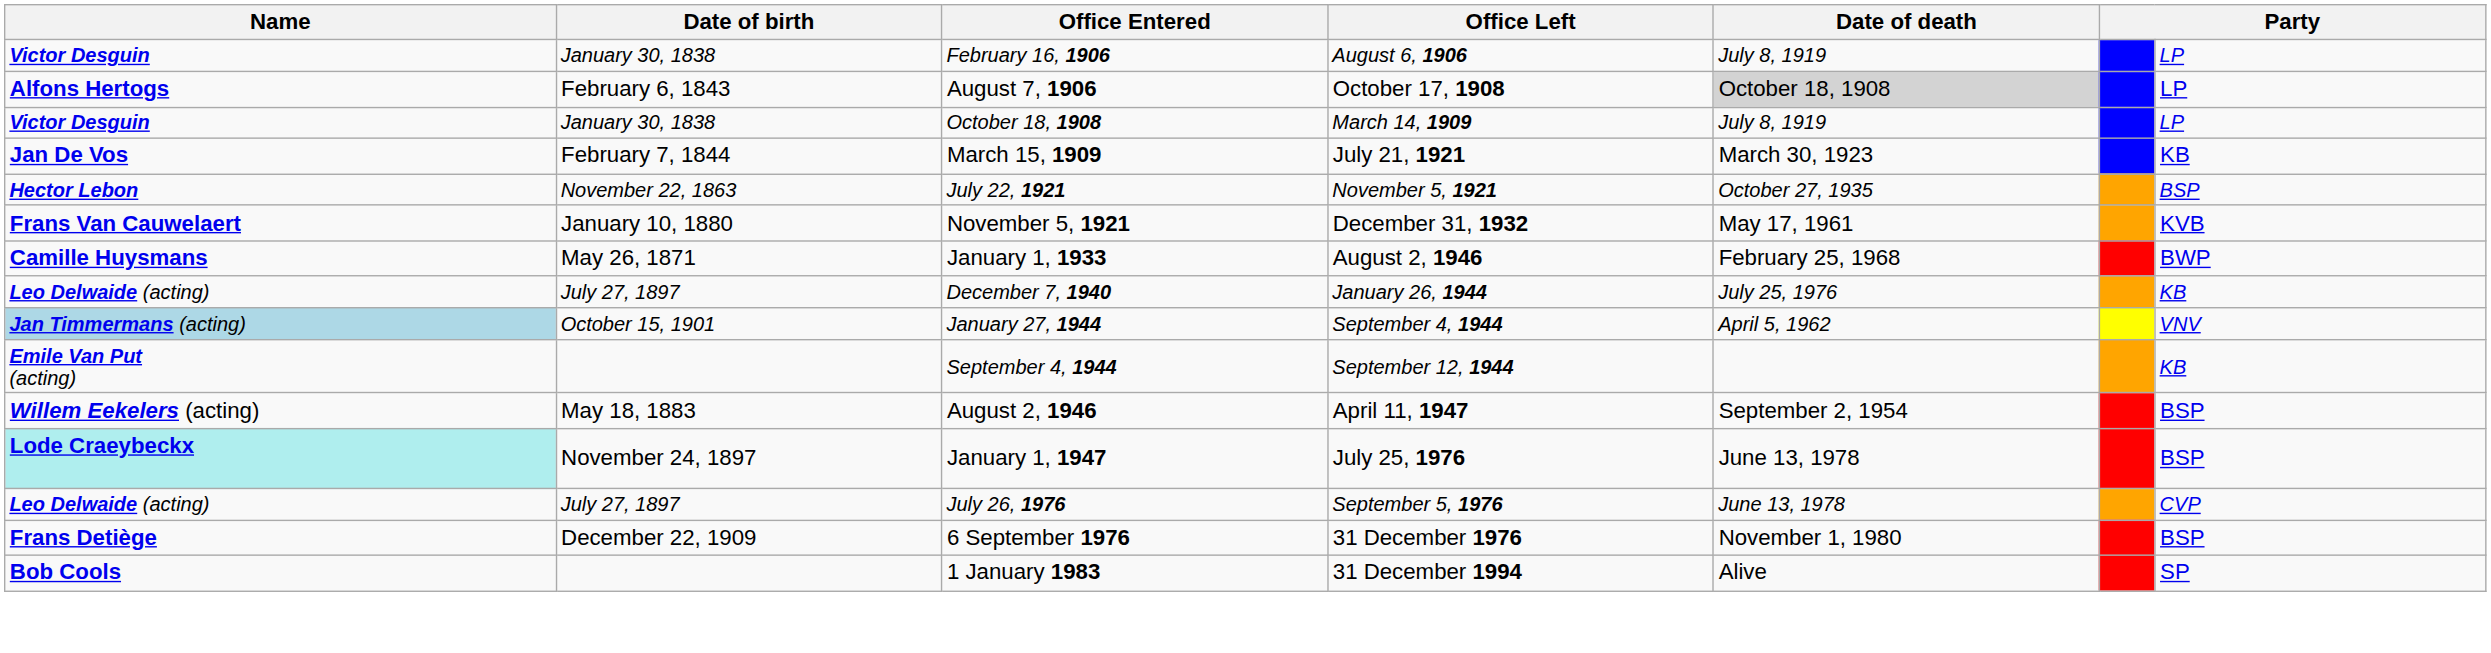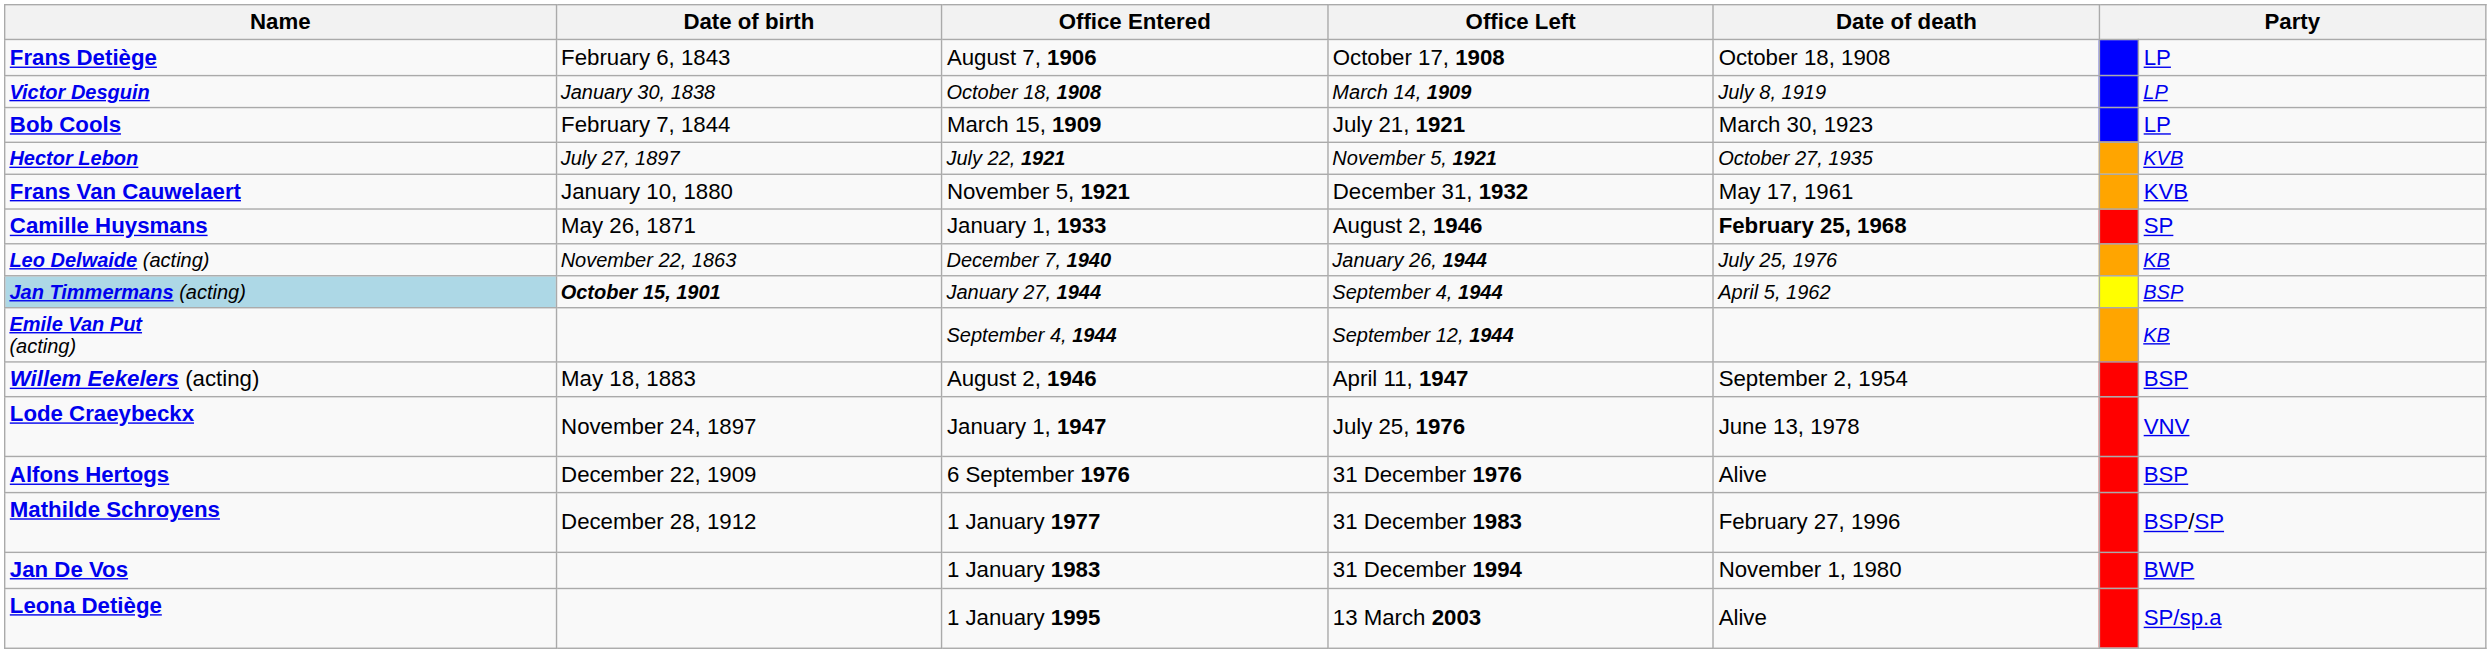- row: (1028, 56)
(90, 89) Alfons Hertogs -> (83, 57) Frans Detiège
(1805, 89) lightgrey background -> (1805, 57) no background
(69, 155) Jan De Vos -> (65, 124) Bob Cools
(2175, 155) KB -> (2157, 124) LP
(648, 190) November 22, 1863 -> (620, 158) July 27, 1897
(2180, 190) BSP -> (2163, 158) KVB
(1810, 258) normal -> (1813, 226) bold
(2185, 258) BWP -> (2159, 226) SP
(620, 292) July 27, 1897 -> (648, 260) November 22, 1863
(638, 323) normal -> (641, 292) bold
(2180, 323) VNV -> (2163, 292) BSP
(102, 445) paleturquoise background -> (102, 414) no background
(2182, 458) BSP -> (2167, 426) VNV
- row: (1006, 504)
(83, 537) Frans Detiège -> (90, 474) Alfons Hertogs
(1810, 537) November 1, 1980 -> (1743, 474) Alive
+ row: (1024, 522)
(65, 572) Bob Cools -> (69, 569) Jan De Vos
(1743, 572) Alive -> (1810, 569) November 1, 1980
(2175, 572) SP -> (2169, 569) BWP
+ row: (1024, 617)
